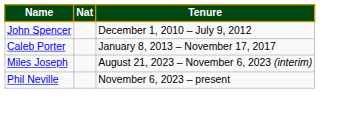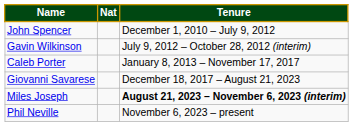+ row: (44, 47)
+ row: (51, 80)
(205, 63) normal -> (234, 96) bold
